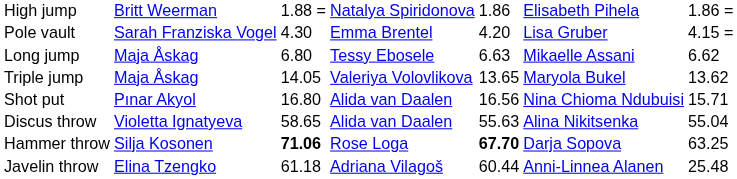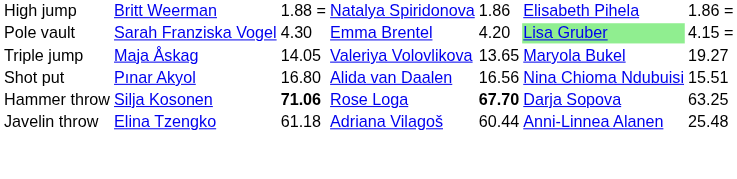(565, 33) no background -> (565, 33) lightgreen background
- row: (42, 55)
(708, 77) 13.62 -> (708, 55) 19.27
(708, 99) 15.71 -> (708, 77) 15.51
- row: (50, 122)
